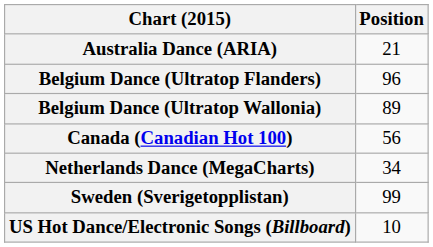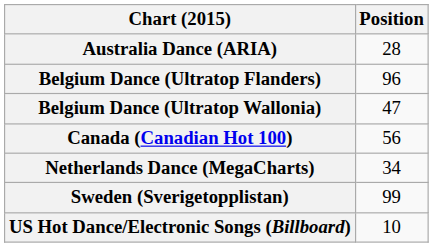(392, 49) 21 -> (392, 49) 28
(392, 108) 89 -> (392, 108) 47
